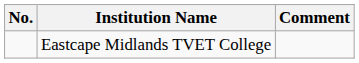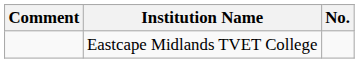columns swapped: (21, 17) <-> (314, 17)
